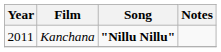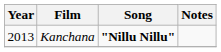(21, 36) 2011 -> (21, 36) 2013
